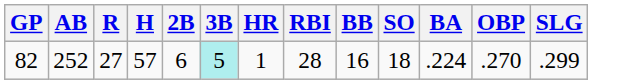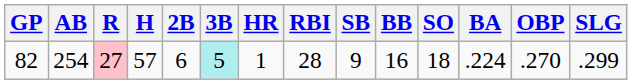+ column: (356, 23)
(71, 60) 252 -> (71, 60) 254
(111, 60) no background -> (111, 60) pink background
